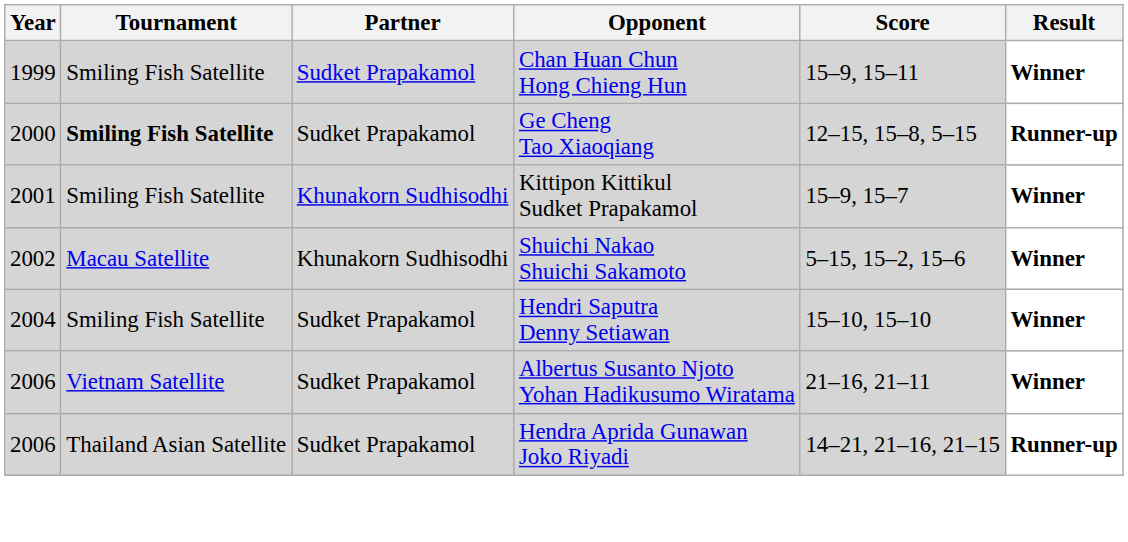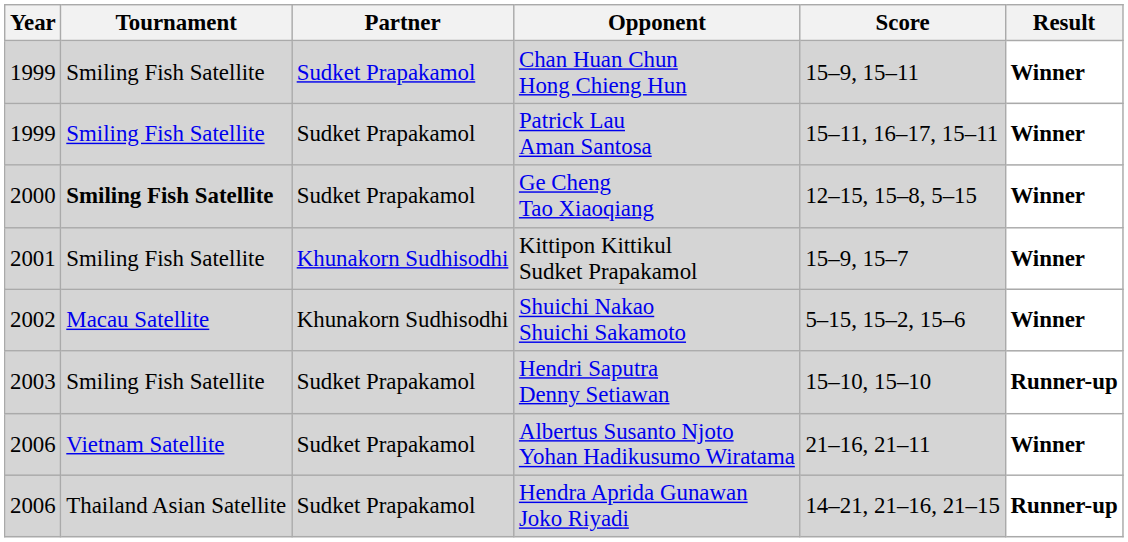+ row: (585, 133)
(1064, 133) Runner-up -> (1048, 195) Winner
(33, 319) 2004 -> (33, 381) 2003
(1048, 319) Winner -> (1064, 381) Runner-up
